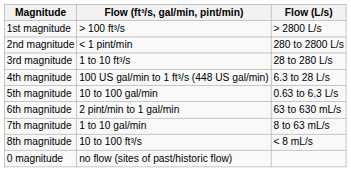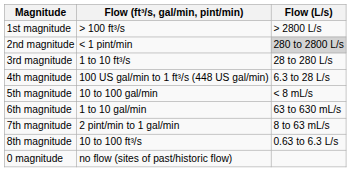(309, 45) no background -> (309, 45) lightgrey background
(306, 93) 0.63 to 6.3 L/s -> (293, 93) < 8 mL/s
(129, 110) 2 pint/min to 1 gal/min -> (113, 110) 1 to 10 gal/min
(113, 126) 1 to 10 gal/min -> (129, 126) 2 pint/min to 1 gal/min
(293, 142) < 8 mL/s -> (306, 142) 0.63 to 6.3 L/s
